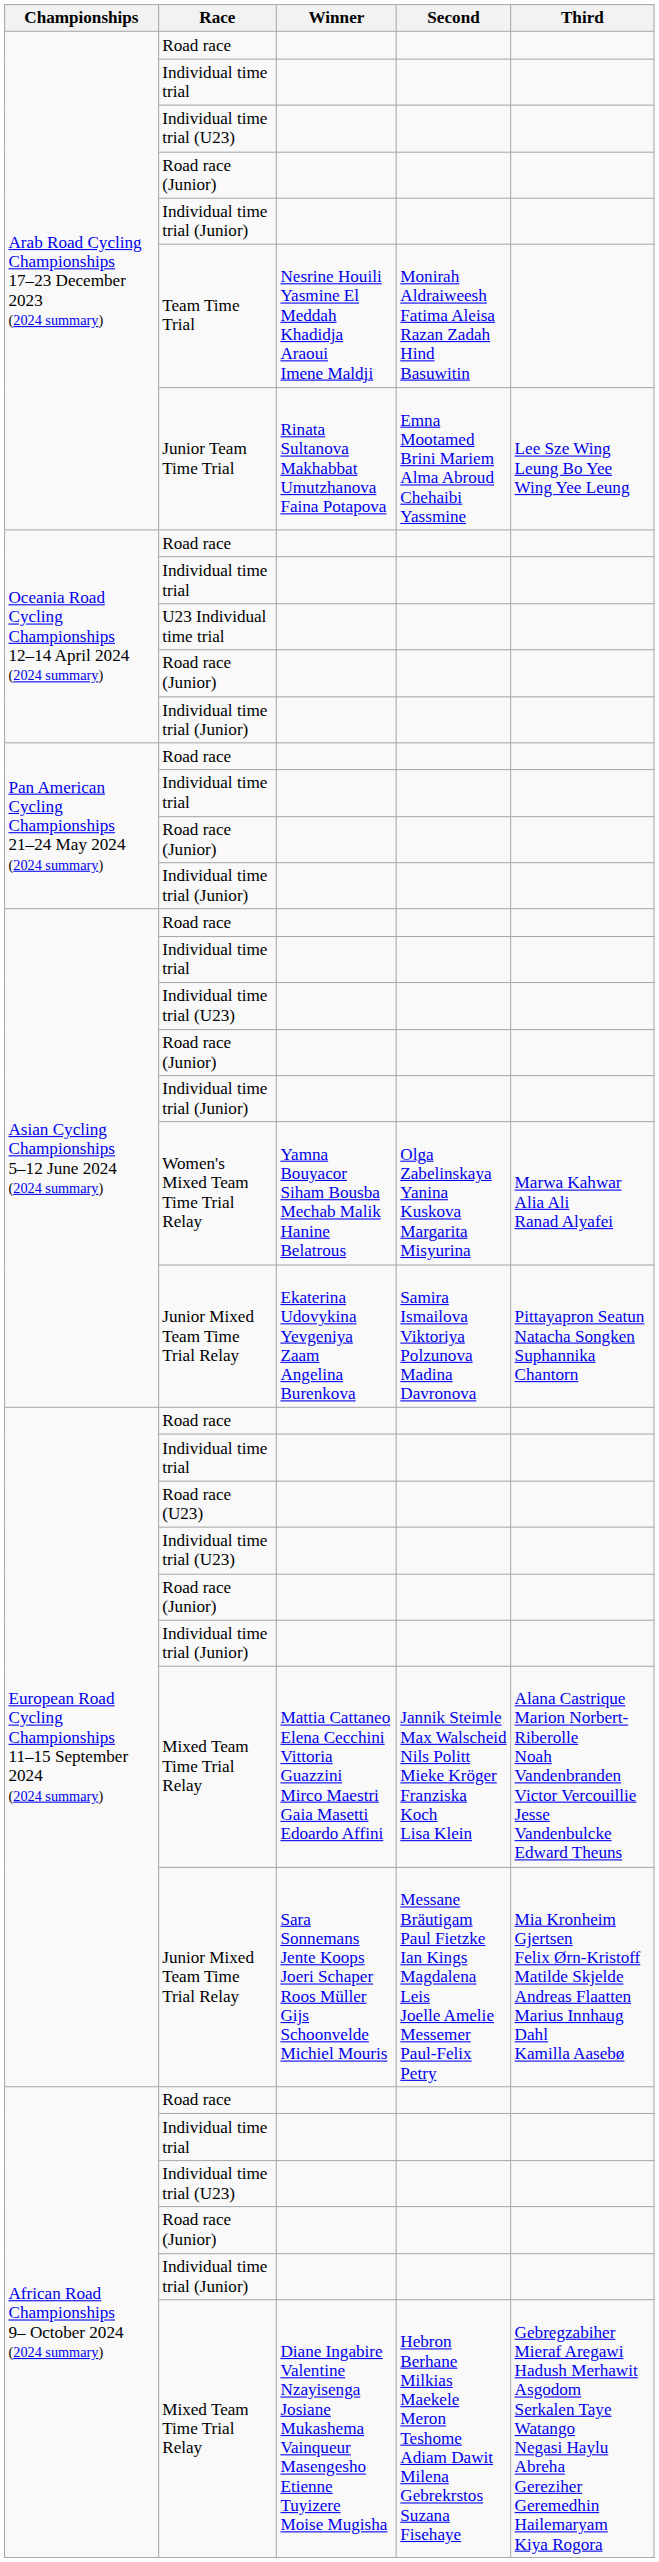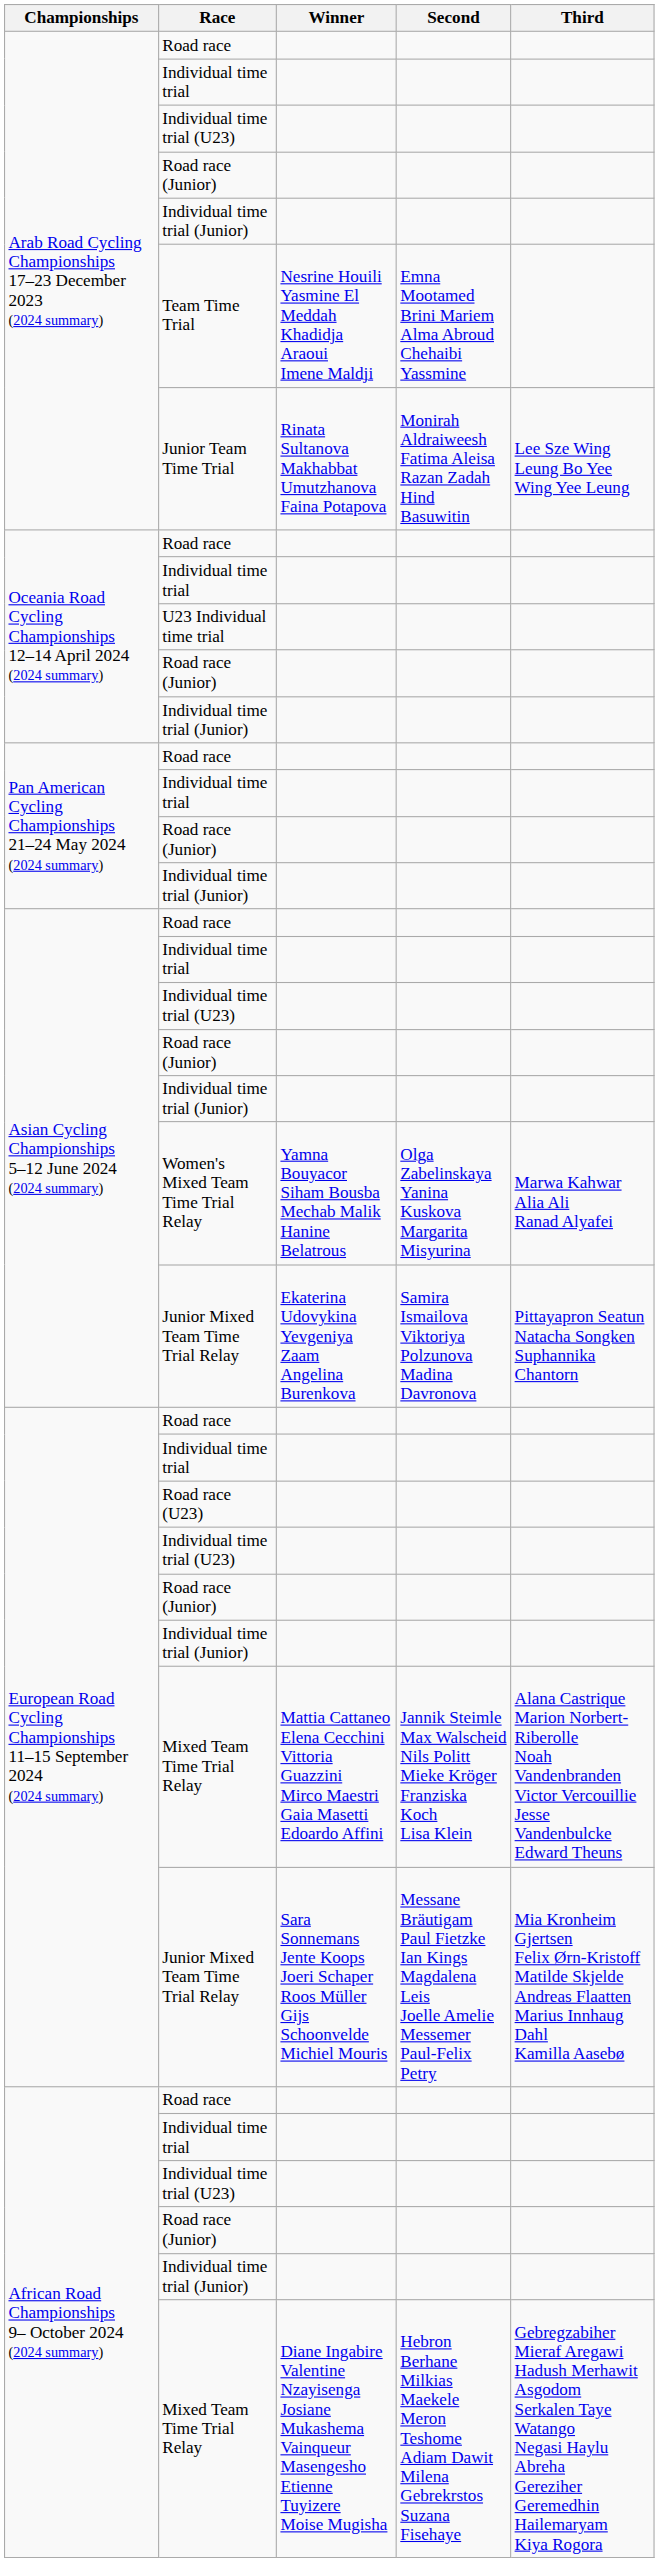(448, 325) Monirah Aldraiweesh Fatima Aleisa Razan Zadah Hind Basuwitin -> (447, 325) Emna Mootamed Brini Mariem Alma Abroud Chehaibi Yassmine
(447, 468) Emna Mootamed Brini Mariem Alma Abroud Chehaibi Yassmine -> (448, 468) Monirah Aldraiweesh Fatima Aleisa Razan Zadah Hind Basuwitin
